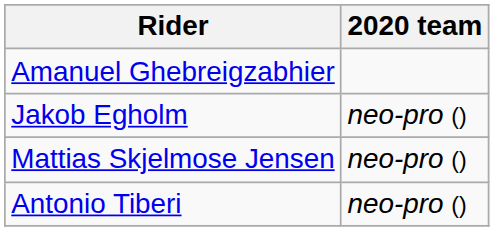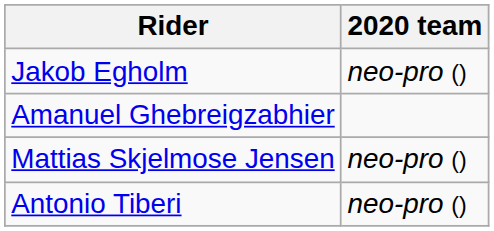rows swapped: (99, 114) <-> (173, 70)
